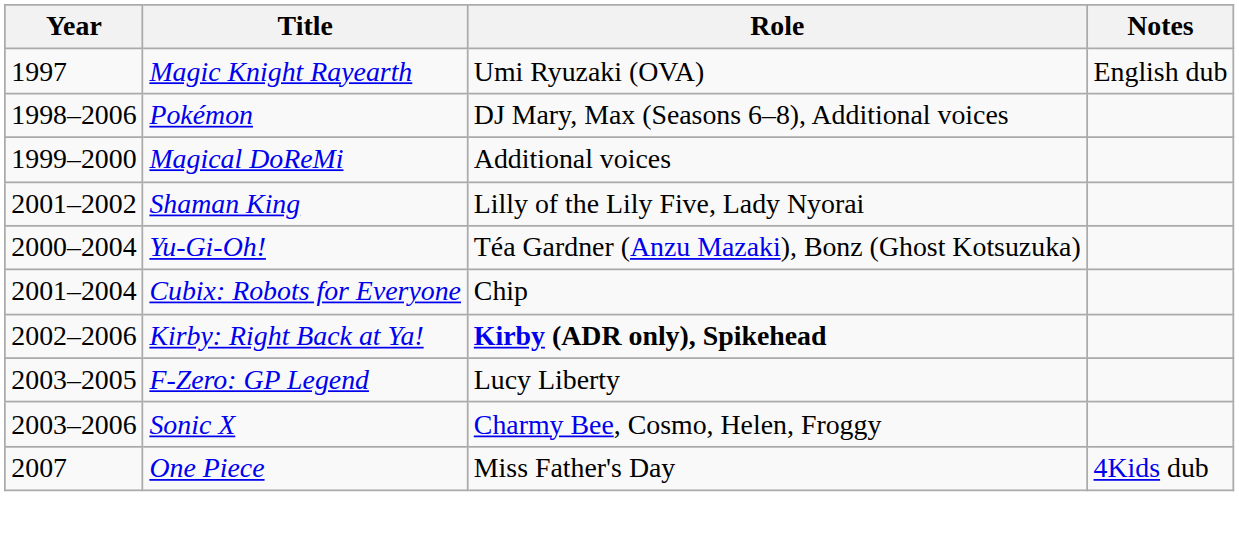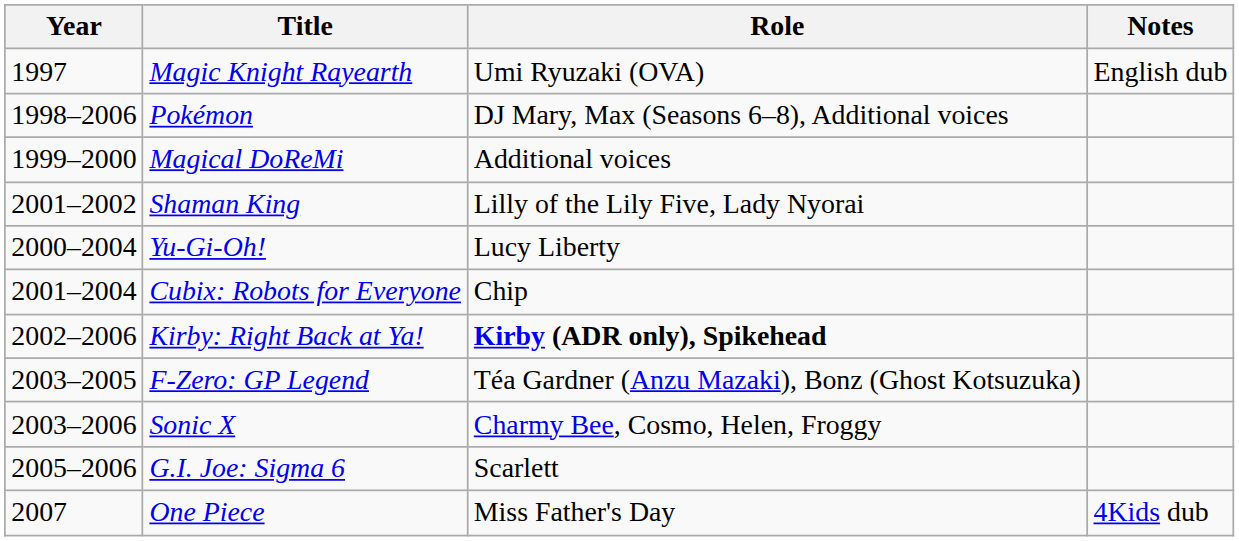(777, 247) Téa Gardner (Anzu Mazaki), Bonz (Ghost Kotsuzuka) -> (547, 247) Lucy Liberty
(547, 379) Lucy Liberty -> (777, 379) Téa Gardner (Anzu Mazaki), Bonz (Ghost Kotsuzuka)
+ row: (247, 468)
